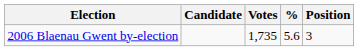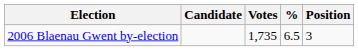(292, 35) 5.6 -> (292, 35) 6.5
